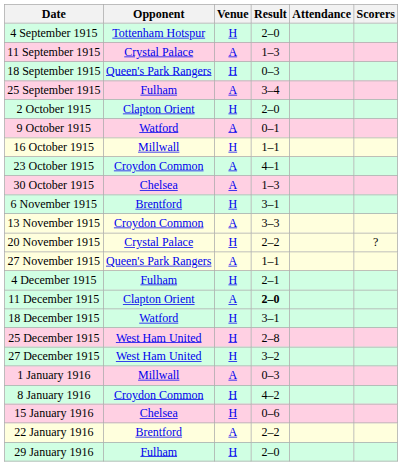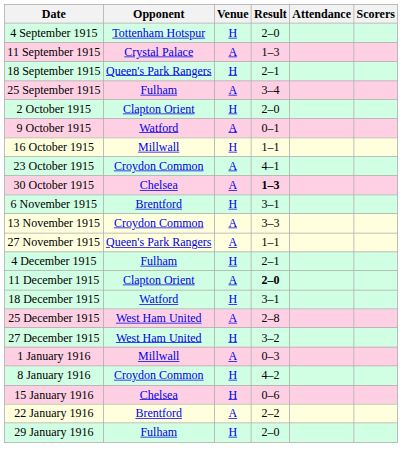(270, 71) 0–3 -> (270, 71) 2–1
(270, 185) normal -> (270, 185) bold
- row: (54, 242)
(233, 337) H -> (233, 318) A
